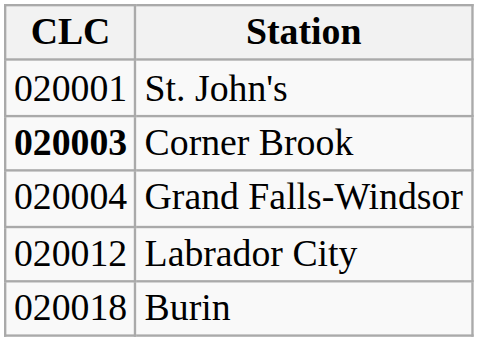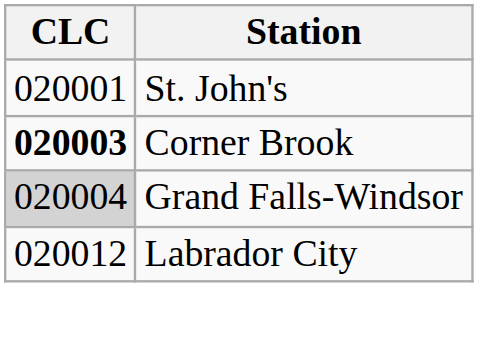(71, 197) no background -> (71, 197) lightgrey background
- row: (188, 307)
